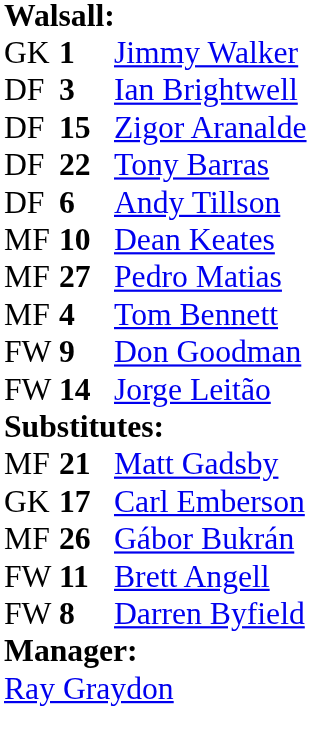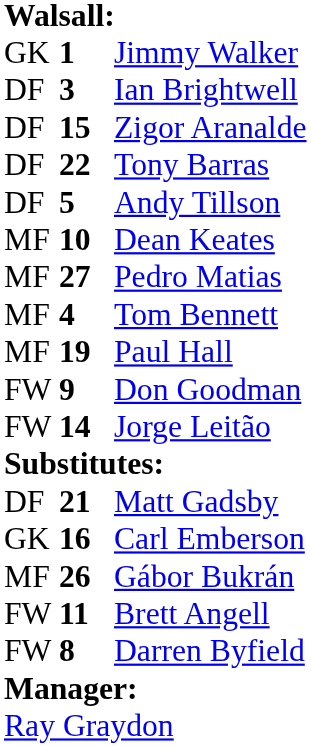(67, 202) 6 -> (67, 202) 5
+ row: (173, 351)
(27, 463) MF -> (24, 501) DF
(75, 501) 17 -> (75, 538) 16
